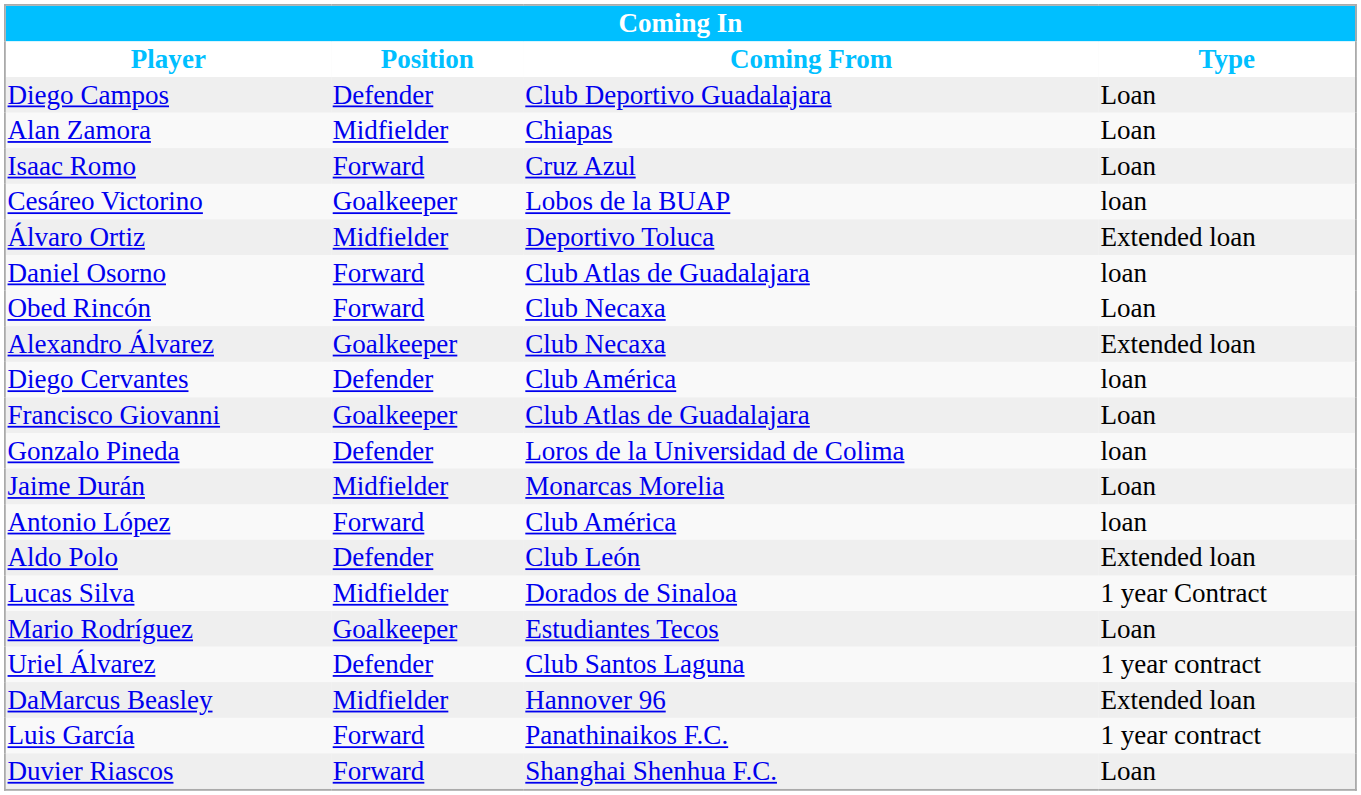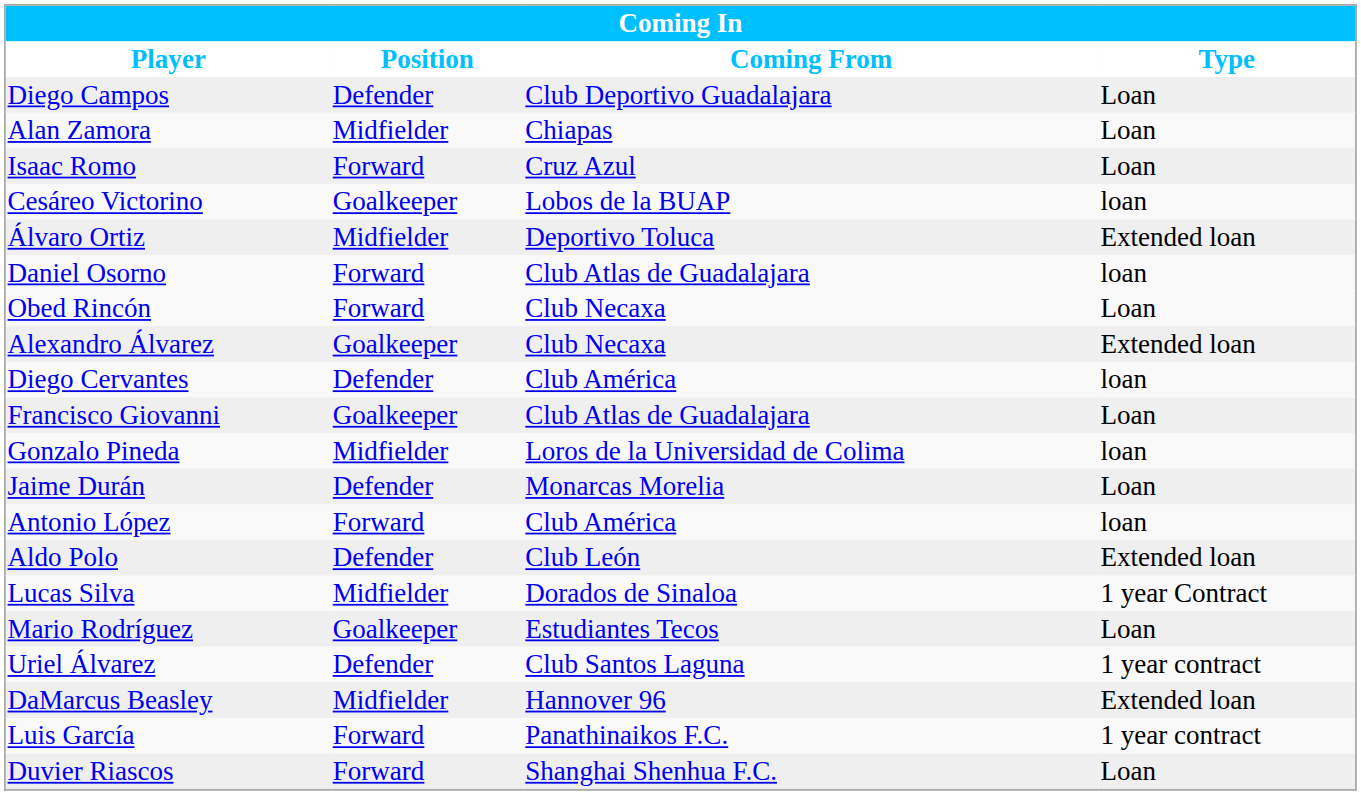(383, 450) Defender -> (391, 450) Midfielder
(391, 485) Midfielder -> (383, 485) Defender
